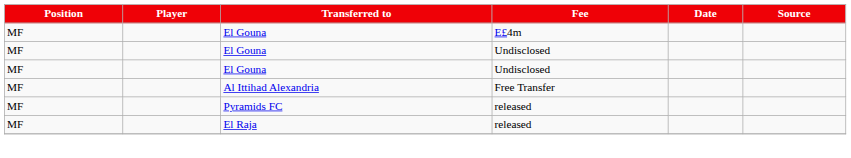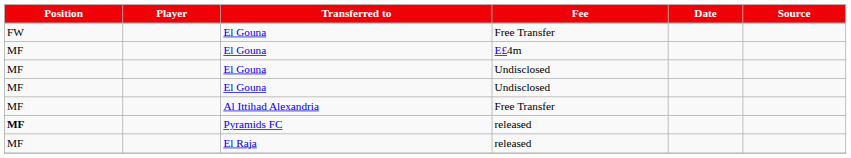+ row: (245, 32)
(15, 106) normal -> (16, 125) bold
